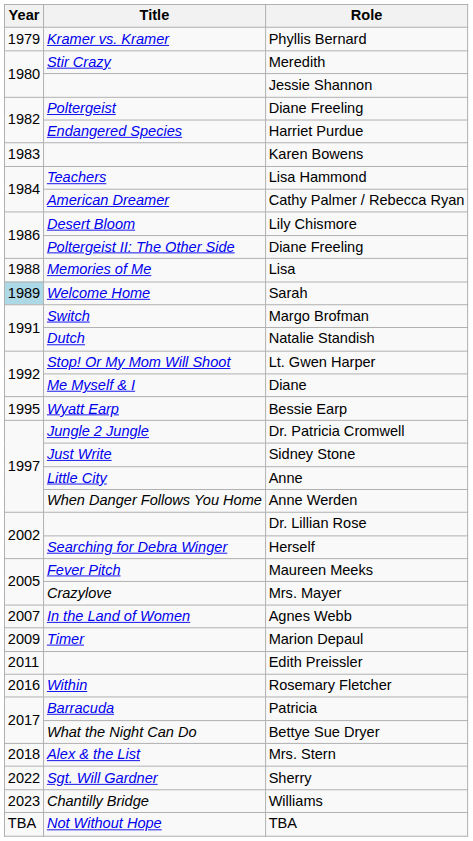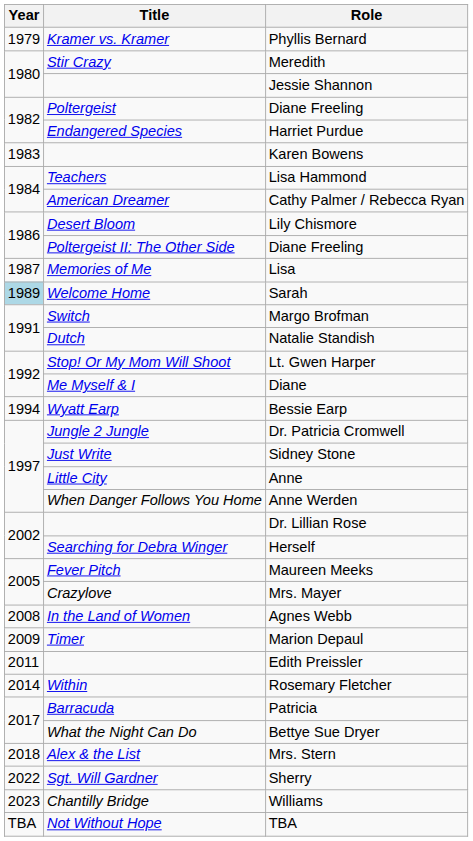(24, 270) 1988 -> (24, 270) 1987
(24, 408) 1995 -> (24, 408) 1994
(24, 616) 2007 -> (24, 616) 2008
(24, 685) 2016 -> (24, 685) 2014
